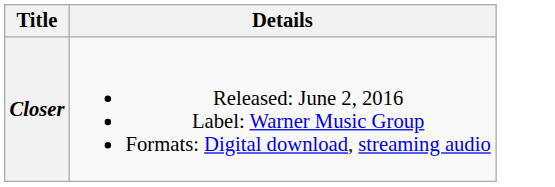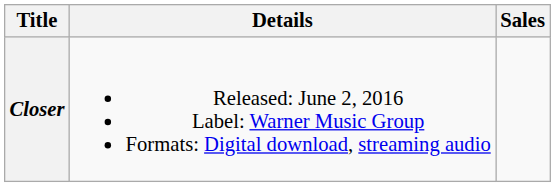+ column: (523, 20)
